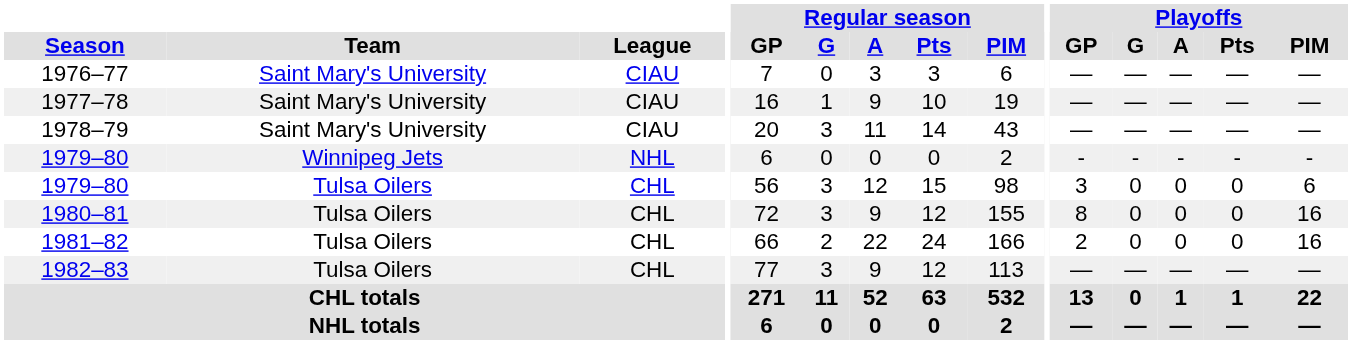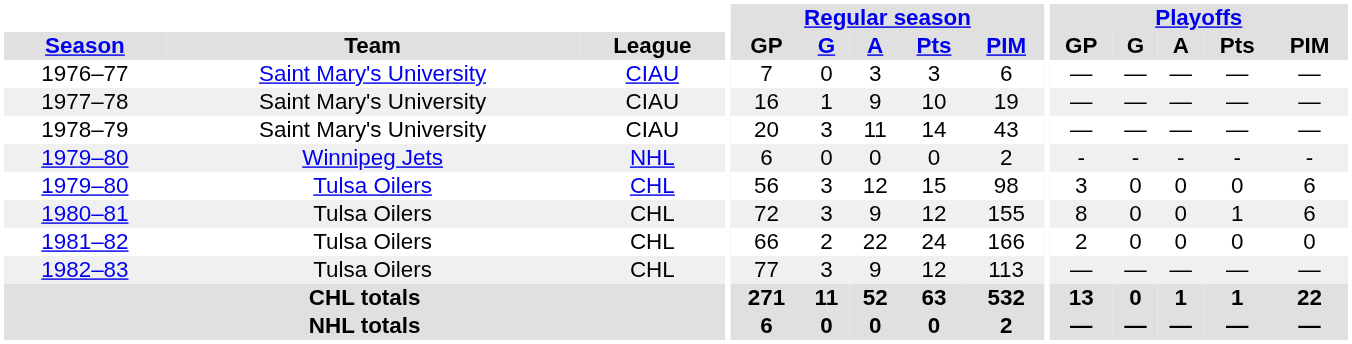(1237, 213) 0 -> (1237, 213) 1
(1310, 213) 16 -> (1310, 213) 6
(1310, 241) 16 -> (1310, 241) 0
